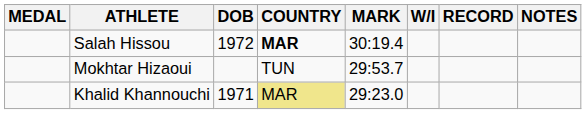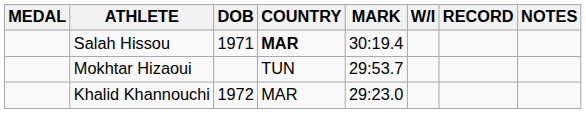(236, 43) 1972 -> (236, 43) 1971
(236, 95) 1971 -> (236, 95) 1972
(279, 95) khaki background -> (279, 95) no background
